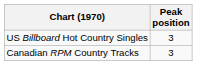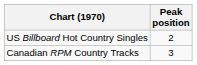(171, 38) 3 -> (171, 38) 2
